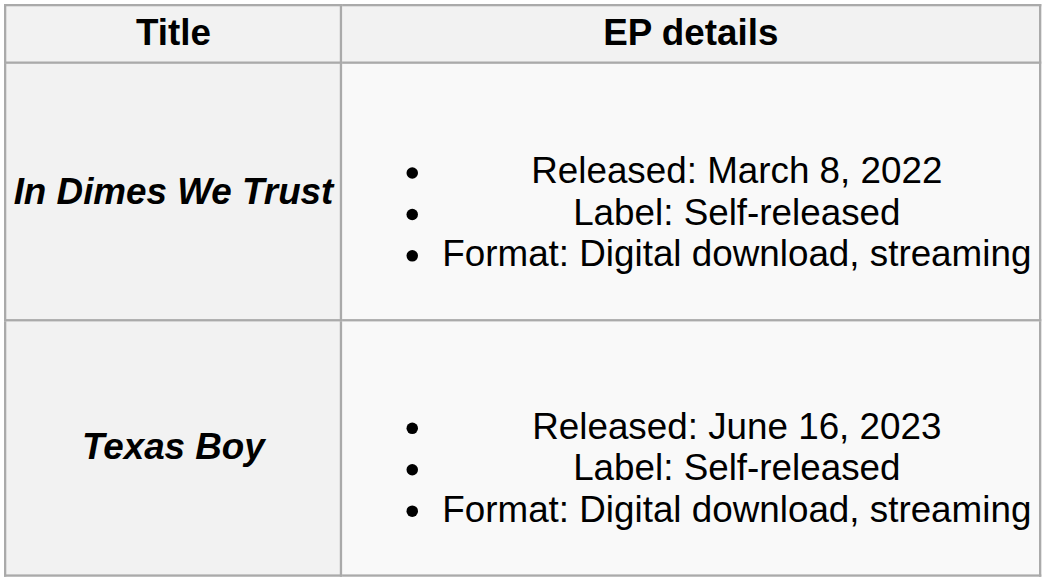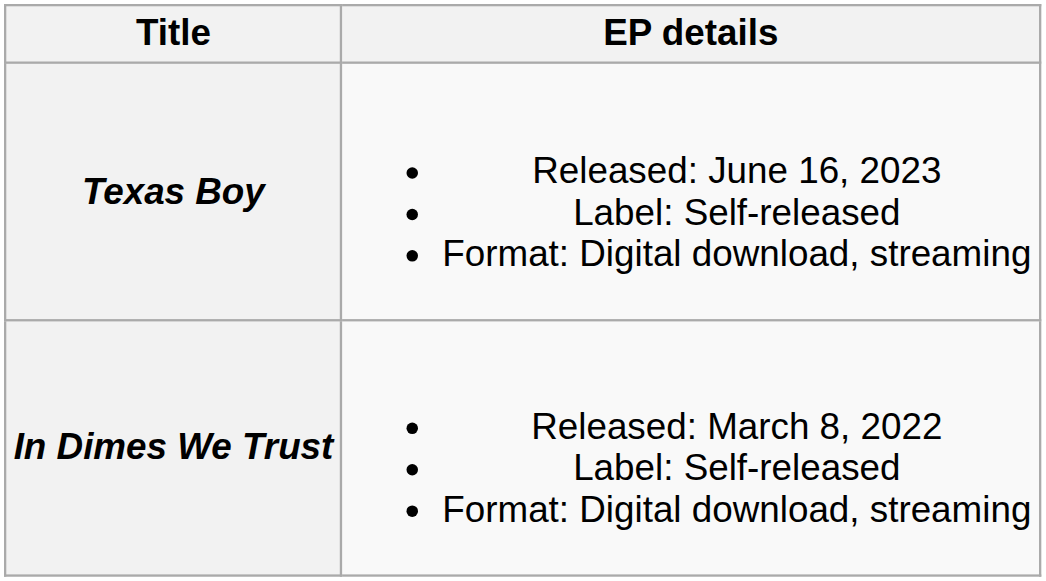rows swapped: (173, 190) <-> (173, 447)
